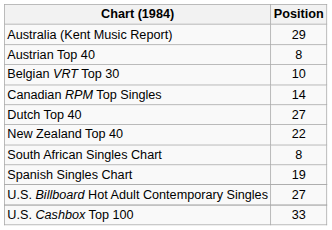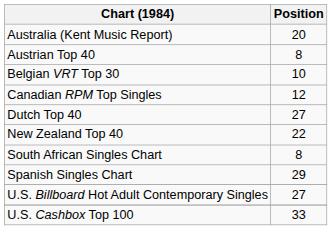(299, 34) 29 -> (299, 34) 20
(299, 94) 14 -> (299, 94) 12
(299, 174) 19 -> (299, 174) 29
